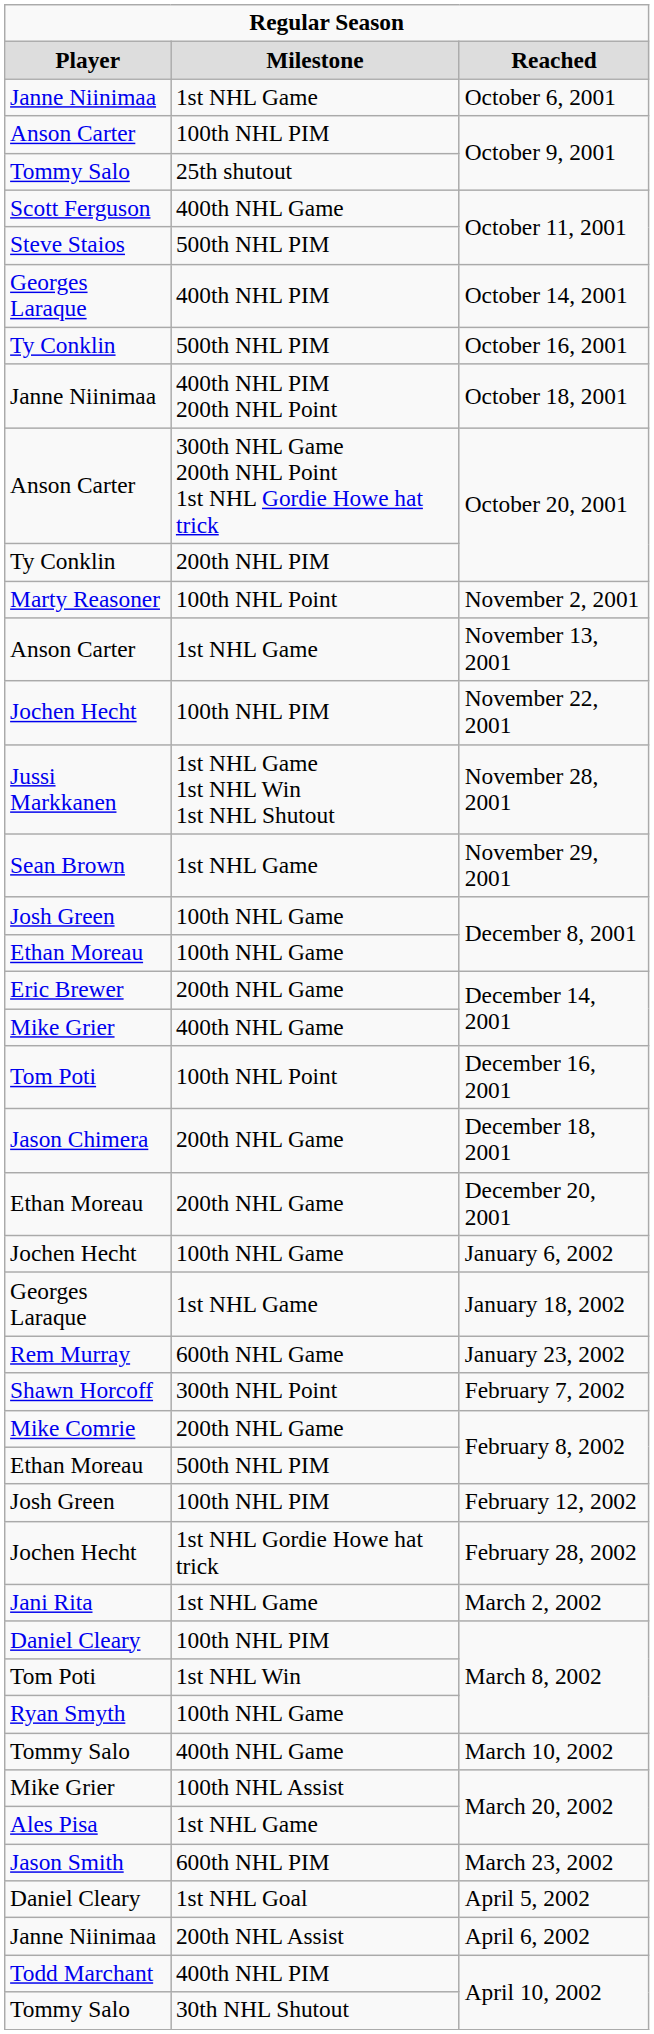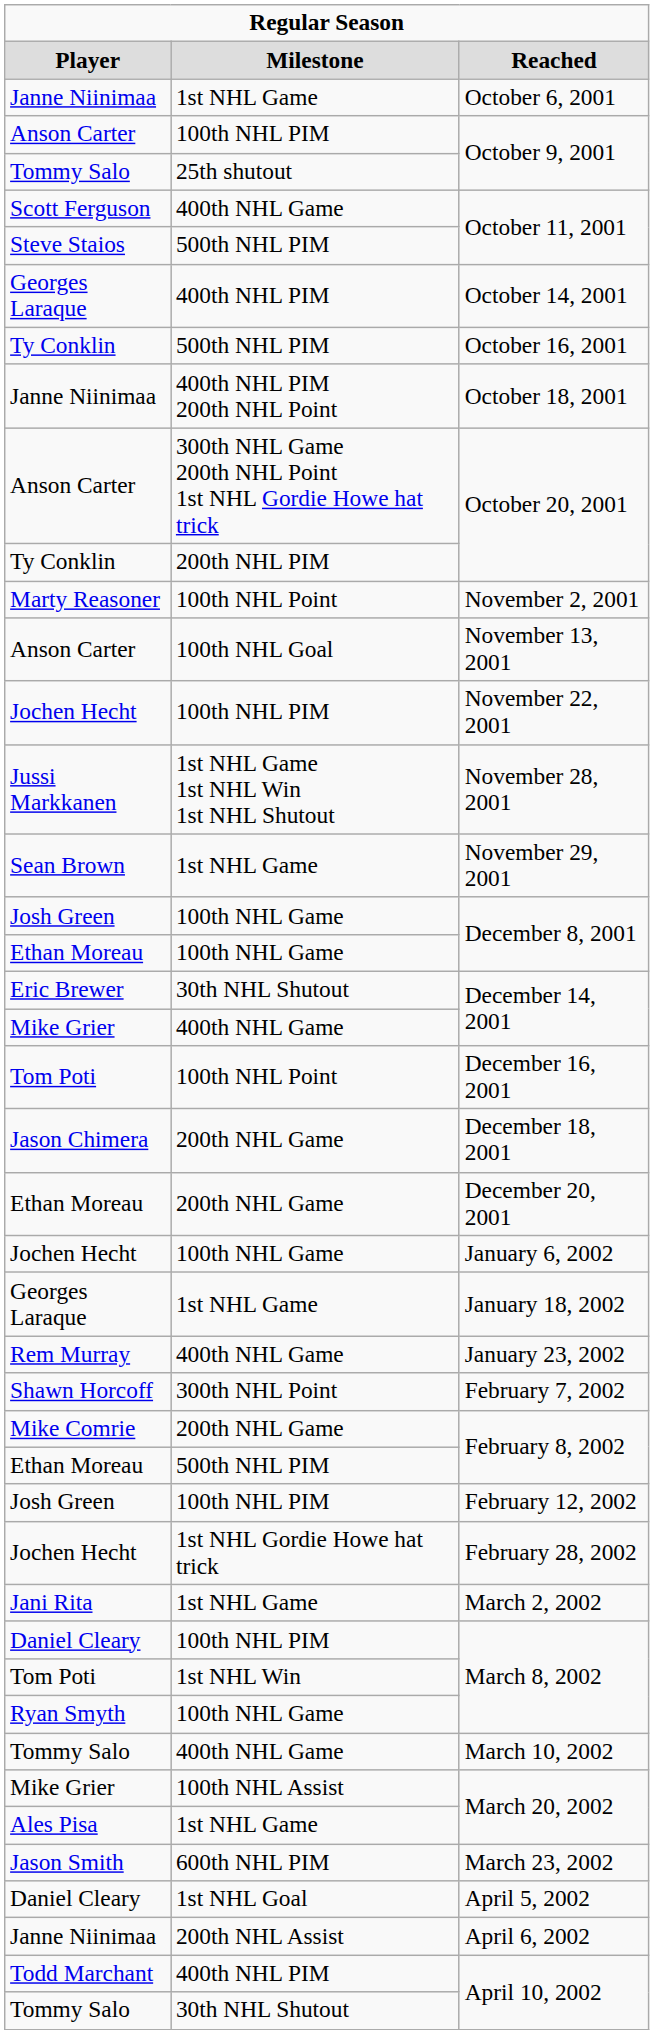(247, 649) 1st NHL Game -> (255, 649) 100th NHL Goal
(260, 989) 200th NHL Game -> (262, 989) 30th NHL Shutout
(260, 1354) 600th NHL Game -> (260, 1354) 400th NHL Game
